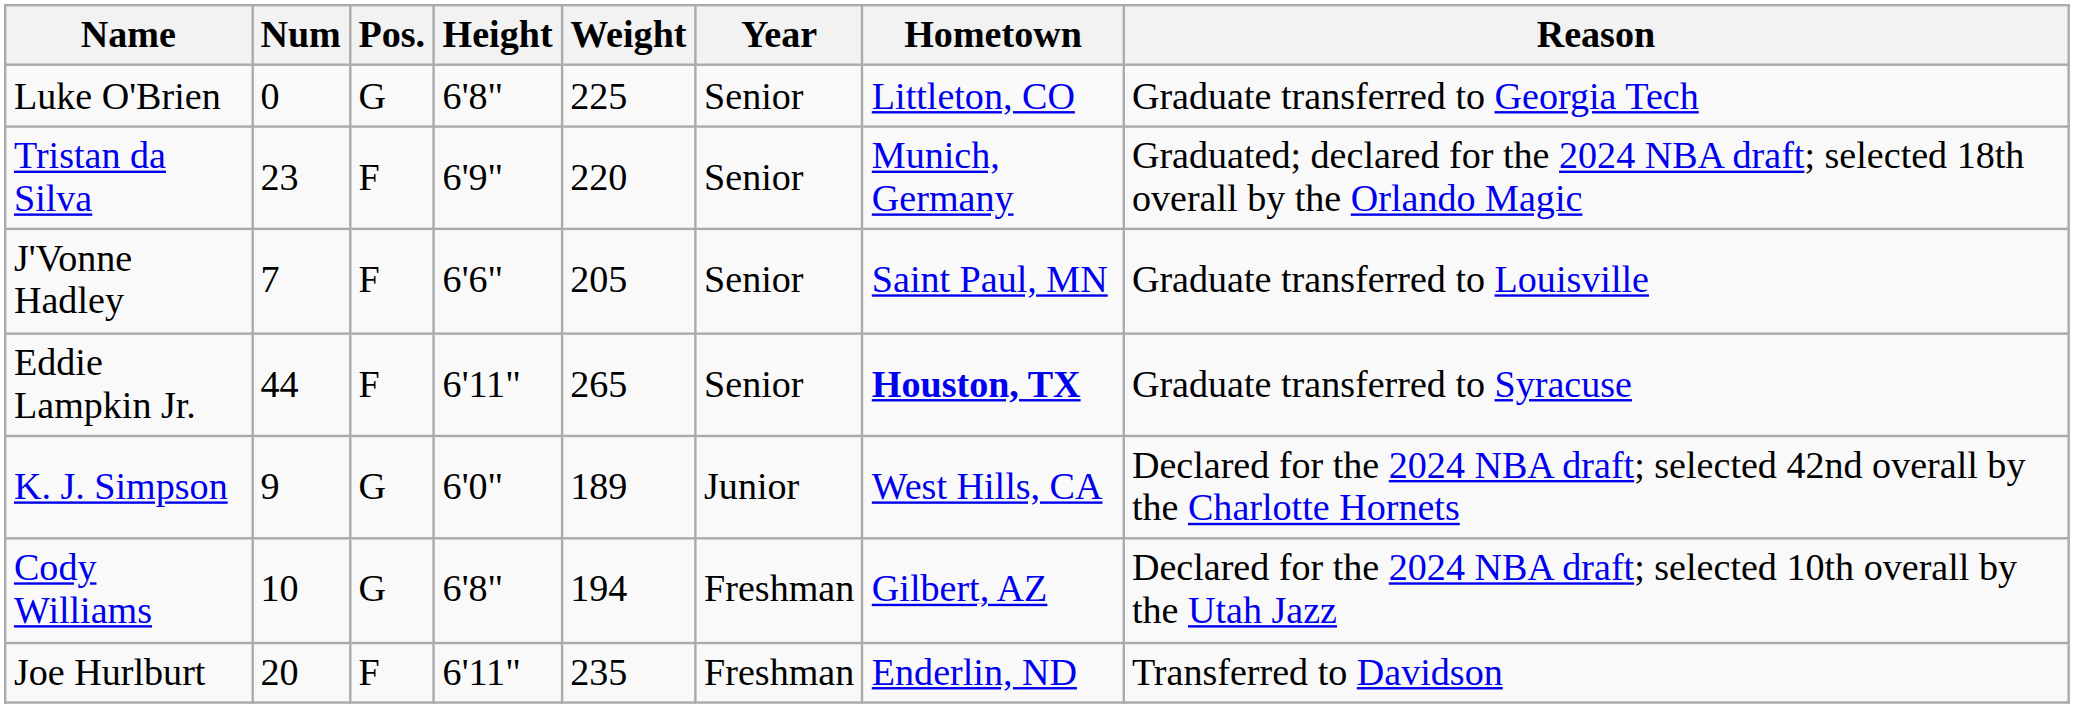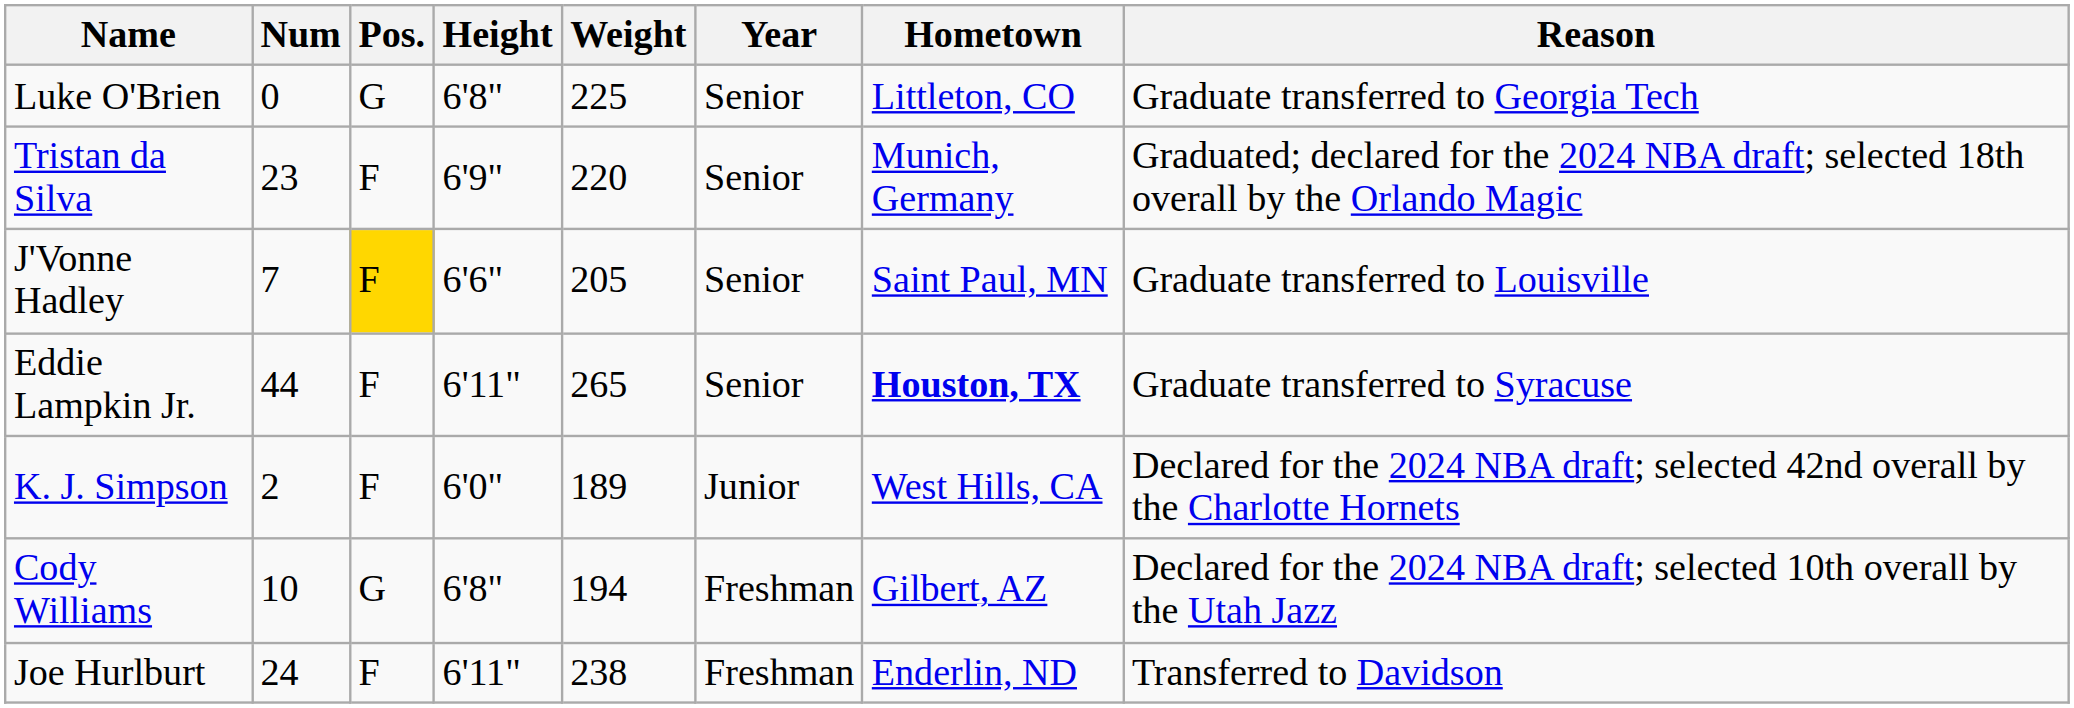(369, 280) no background -> (369, 280) gold background
(270, 486) 9 -> (270, 486) 2
(372, 486) G -> (369, 486) F
(279, 671) 20 -> (279, 671) 24
(599, 671) 235 -> (599, 671) 238
